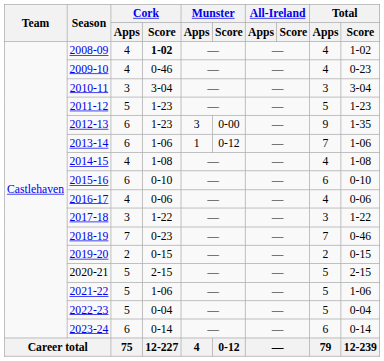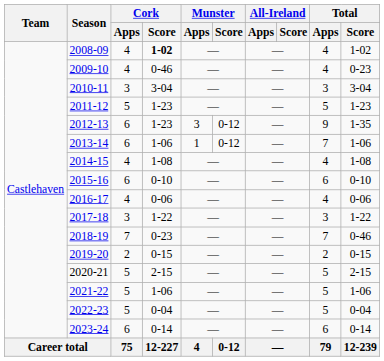(229, 124) 0-00 -> (229, 124) 0-12
